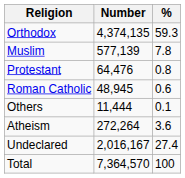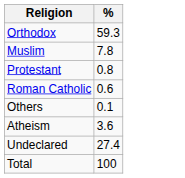- column: (123, 13)
